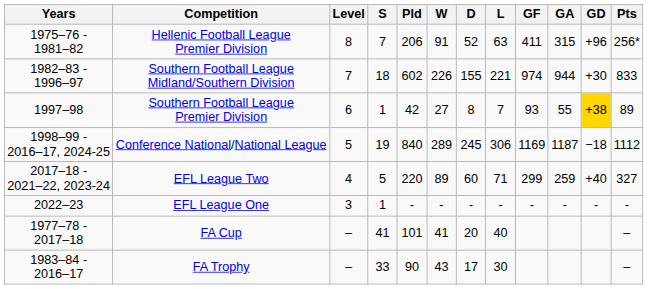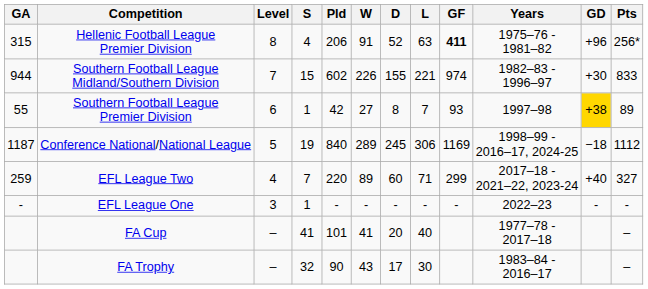columns swapped: (59, 14) <-> (565, 14)
(382, 41) 7 -> (307, 41) 4
(532, 41) normal -> (456, 41) bold
(382, 75) 18 -> (307, 75) 15
(382, 178) 5 -> (307, 178) 7
(382, 267) 33 -> (307, 267) 32
